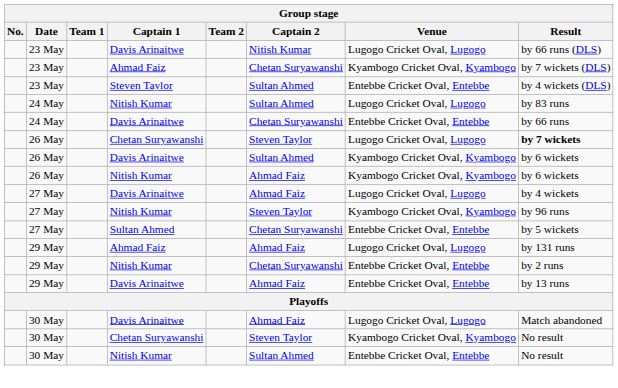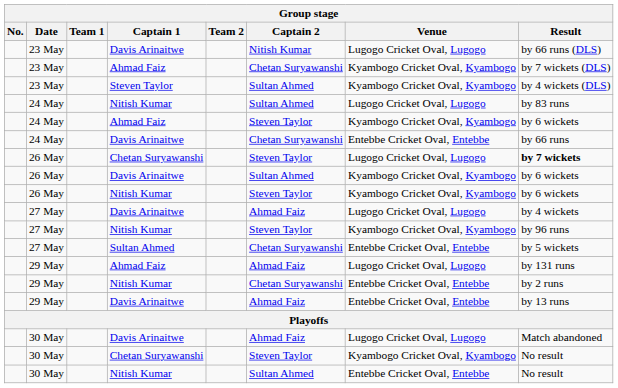(419, 85) Entebbe Cricket Oval, Entebbe -> (432, 85) Kyambogo Cricket Oval, Kyambogo
+ row: (46, 121)
(277, 175) Ahmad Faiz -> (281, 193) Steven Taylor
